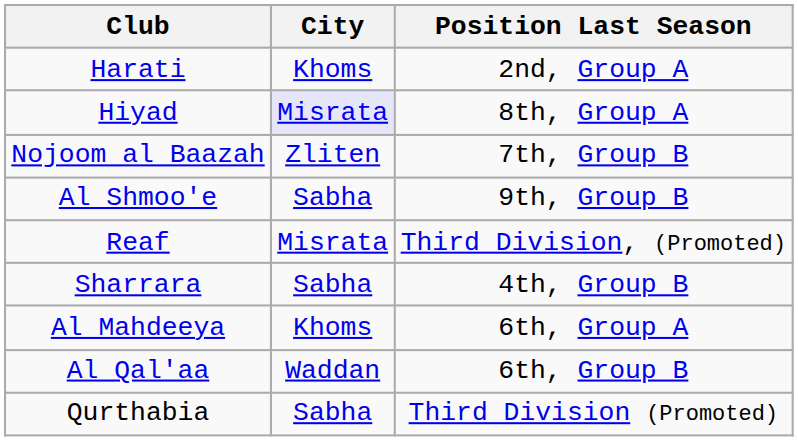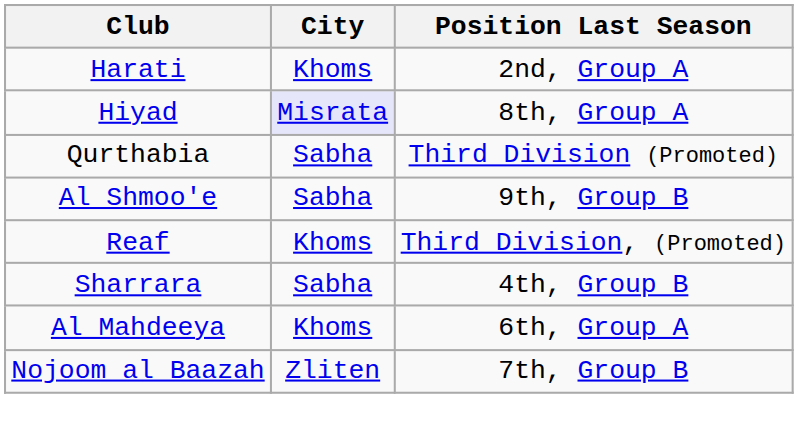rows swapped: (138, 156) <-> (138, 414)
(333, 242) Misrata -> (333, 242) Khoms
- row: (138, 371)
